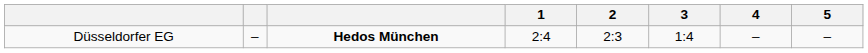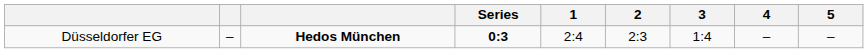+ column: (498, 15)
